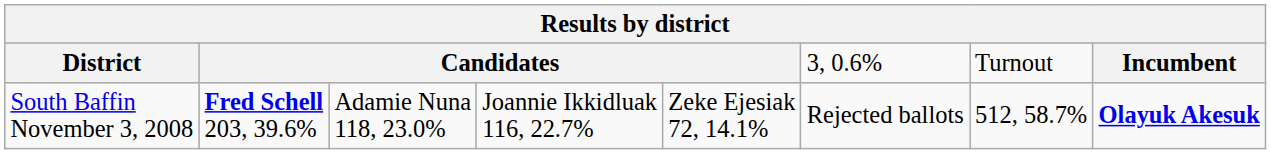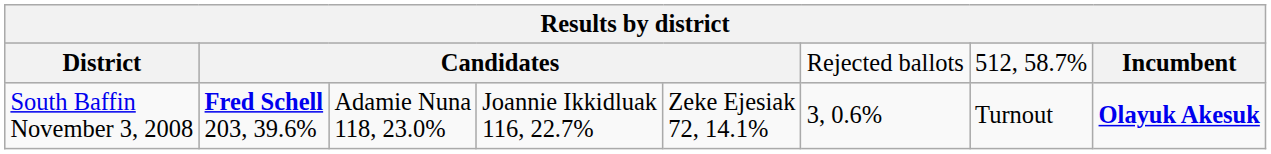(844, 62) 3, 0.6% -> (885, 62) Rejected ballots
(1014, 62) Turnout -> (1031, 62) 512, 58.7%
(885, 115) Rejected ballots -> (844, 115) 3, 0.6%
(1031, 115) 512, 58.7% -> (1014, 115) Turnout
